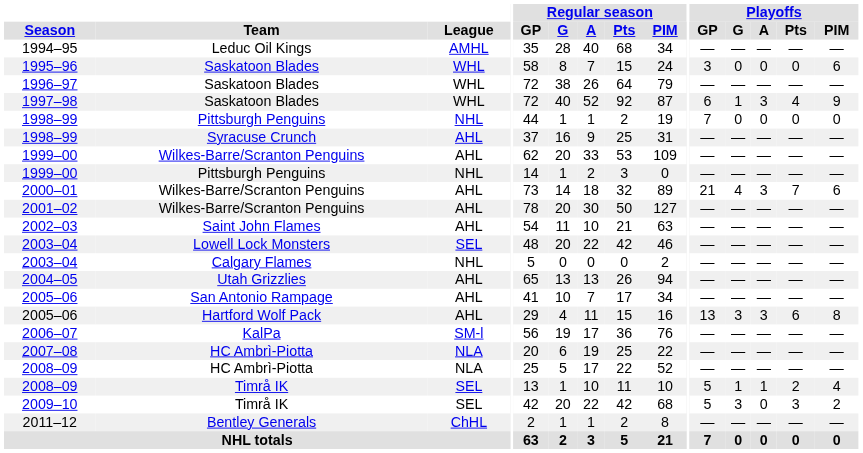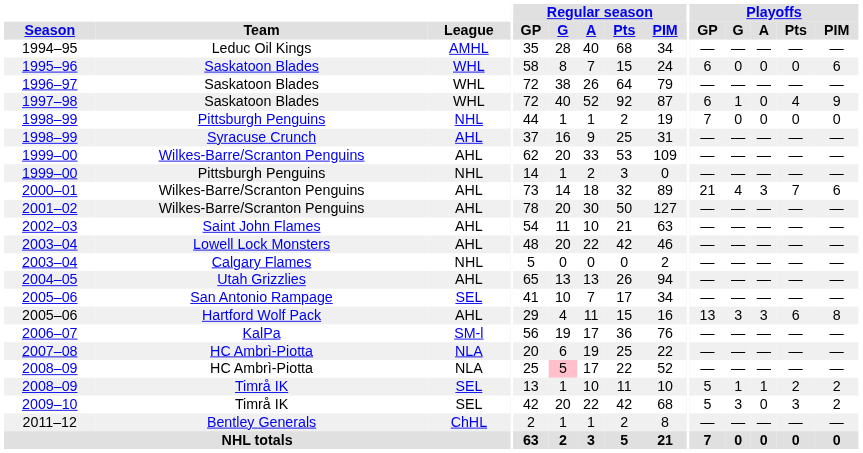(707, 66) 3 -> (707, 66) 6
(764, 101) 3 -> (764, 101) 0
(469, 244) SEL -> (469, 244) AHL
(469, 297) AHL -> (469, 297) SEL
(563, 368) no background -> (563, 368) pink background
(837, 386) 4 -> (837, 386) 2
